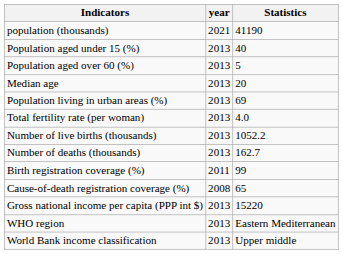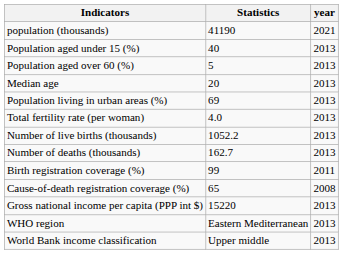columns swapped: (285, 13) <-> (219, 13)
